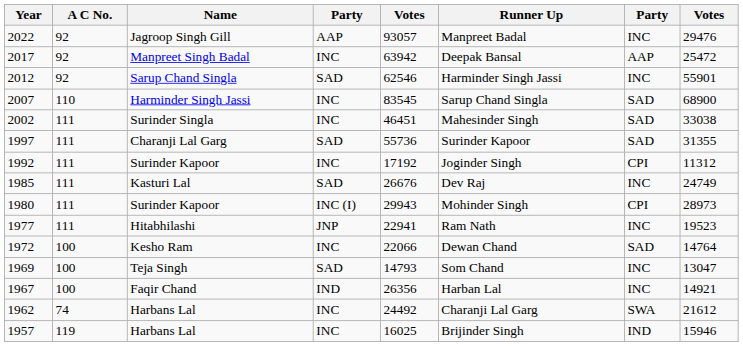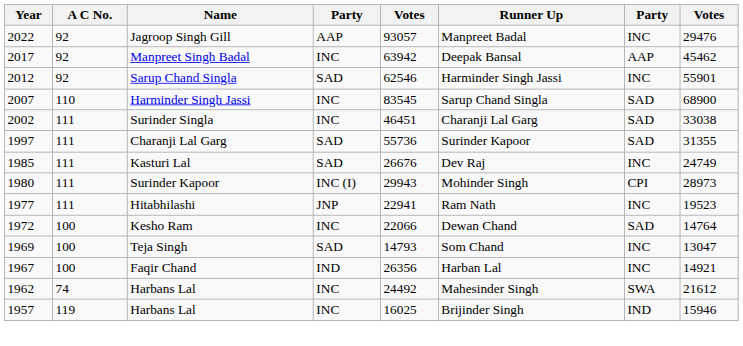(700, 57) 25472 -> (700, 57) 45462
(490, 120) Mahesinder Singh -> (490, 120) Charanji Lal Garg
- row: (21, 162)
(490, 309) Charanji Lal Garg -> (490, 288) Mahesinder Singh
